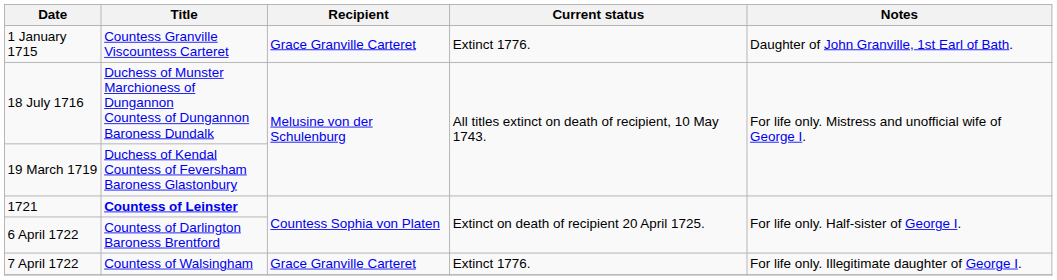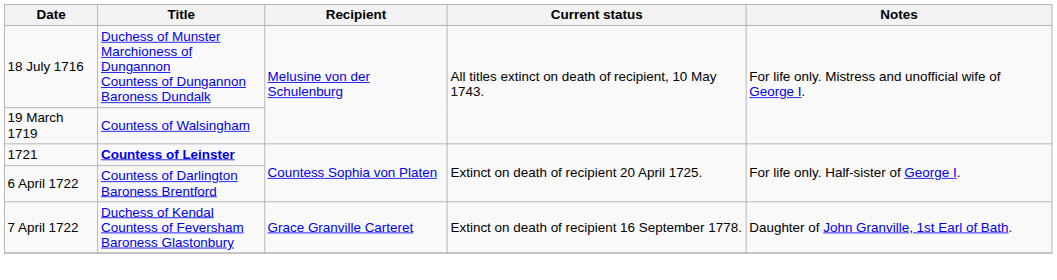- row: (37, 44)
(175, 169) Duchess of Kendal Countess of Feversham Baroness Glastonbury -> (175, 125) Countess of Walsingham
(179, 264) Countess of Walsingham -> (172, 227) Duchess of Kendal Countess of Feversham Baroness Glastonbury
(492, 264) Extinct 1776. -> (596, 227) Extinct on death of recipient 16 September 1778.
(886, 264) For life only. Illegitimate daughter of George I. -> (881, 227) Daughter of John Granville, 1st Earl of Bath.
